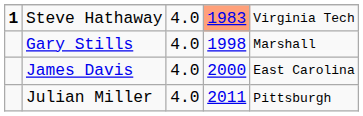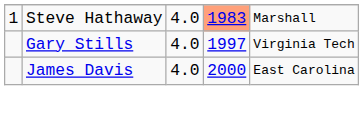(13, 18) bold -> (13, 18) normal
(304, 18) Virginia Tech -> (285, 18) Marshall
(227, 44) 1998 -> (227, 44) 1997
(285, 44) Marshall -> (304, 44) Virginia Tech
- row: (89, 97)
